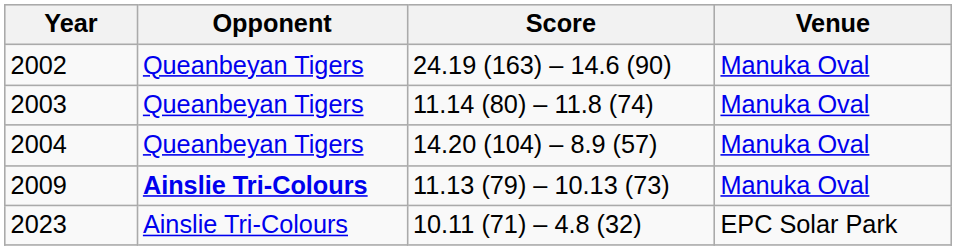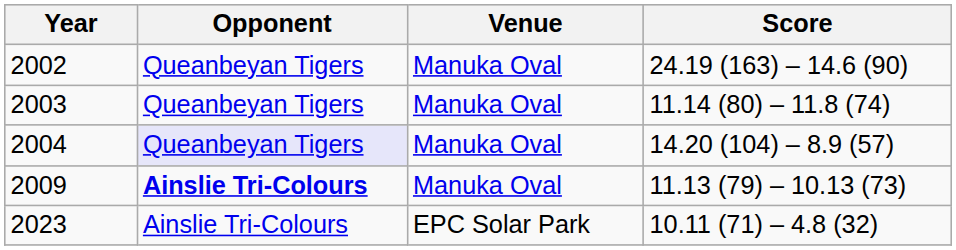columns swapped: (561, 24) <-> (833, 24)
(253, 144) no background -> (253, 144) lavender background
